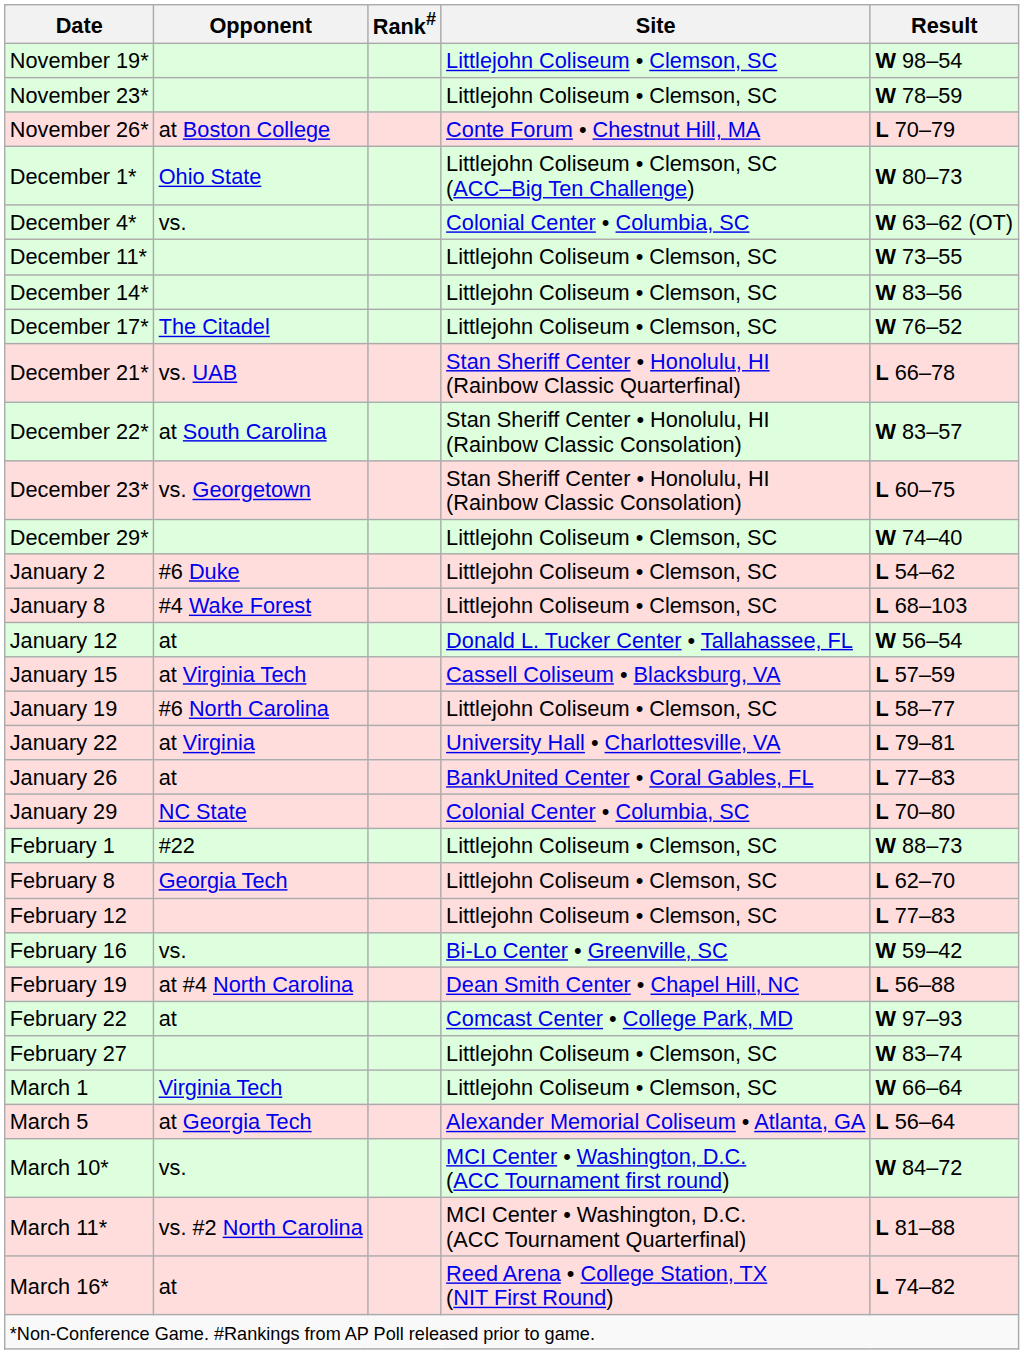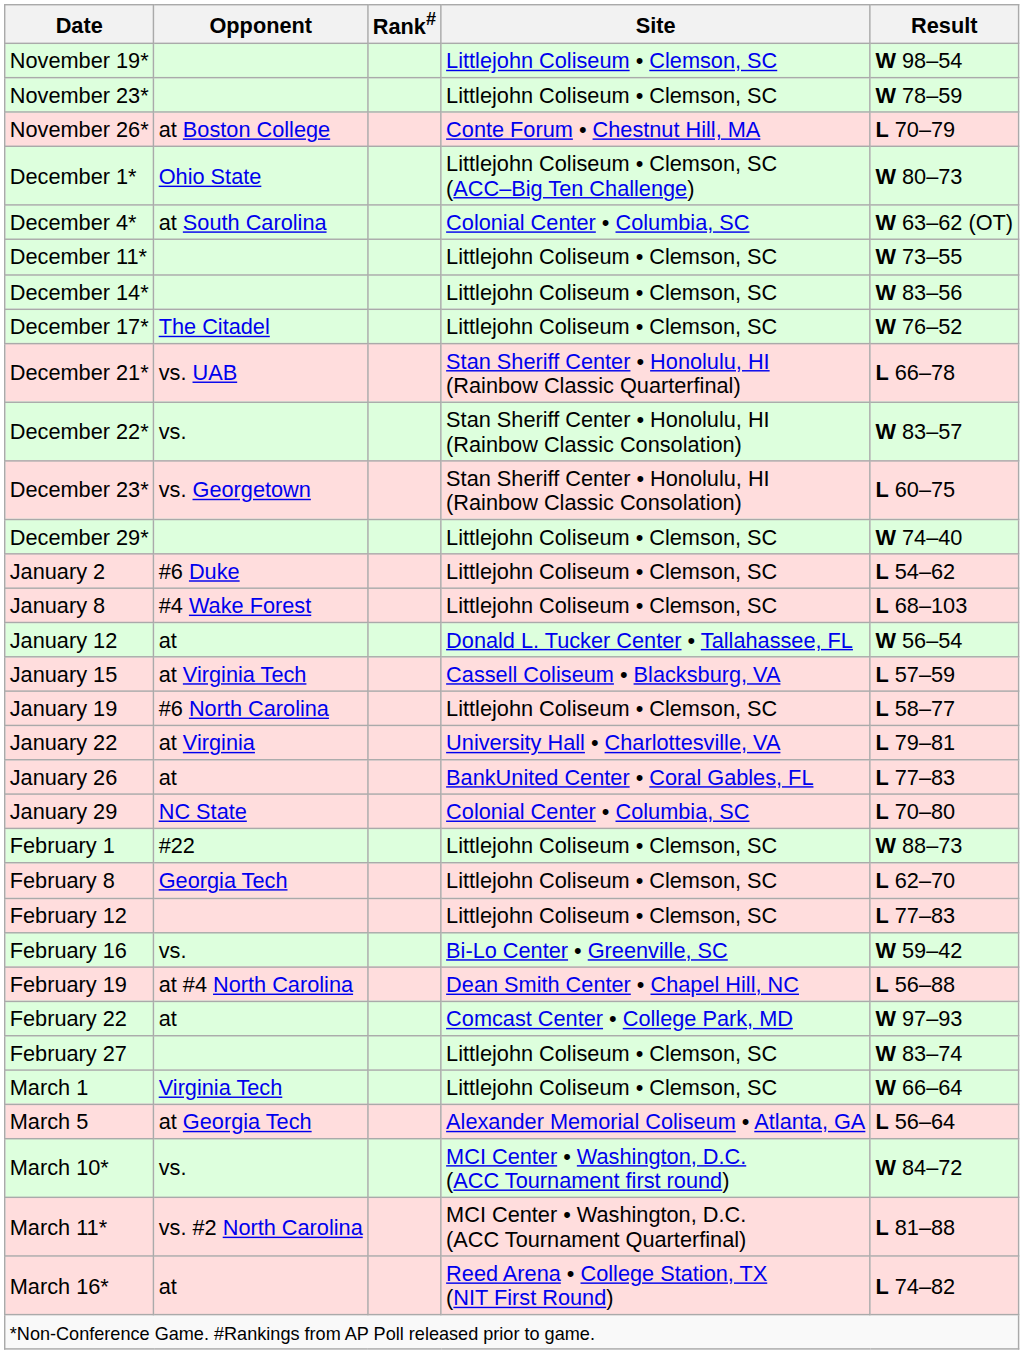(173, 223) vs. -> (243, 223) at South Carolina
(243, 431) at South Carolina -> (173, 431) vs.
